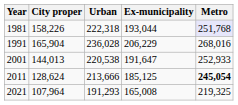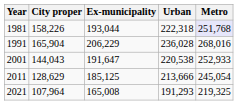columns swapped: (159, 12) <-> (103, 12)
(48, 60) 144,013 -> (48, 60) 144,043
(48, 76) 128,624 -> (48, 76) 128,629
(214, 76) bold -> (214, 76) normal
